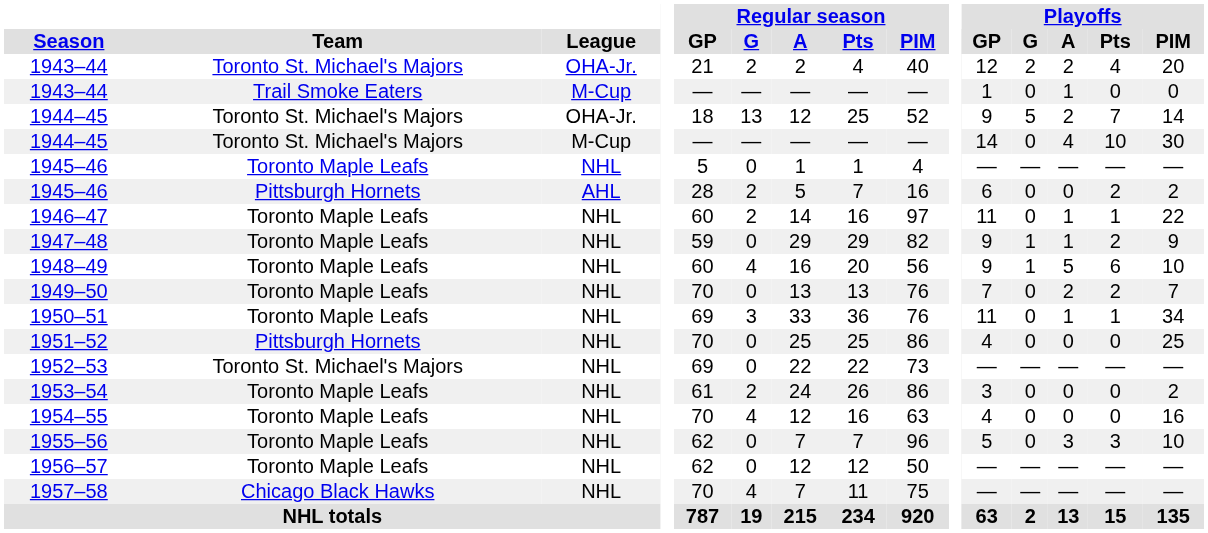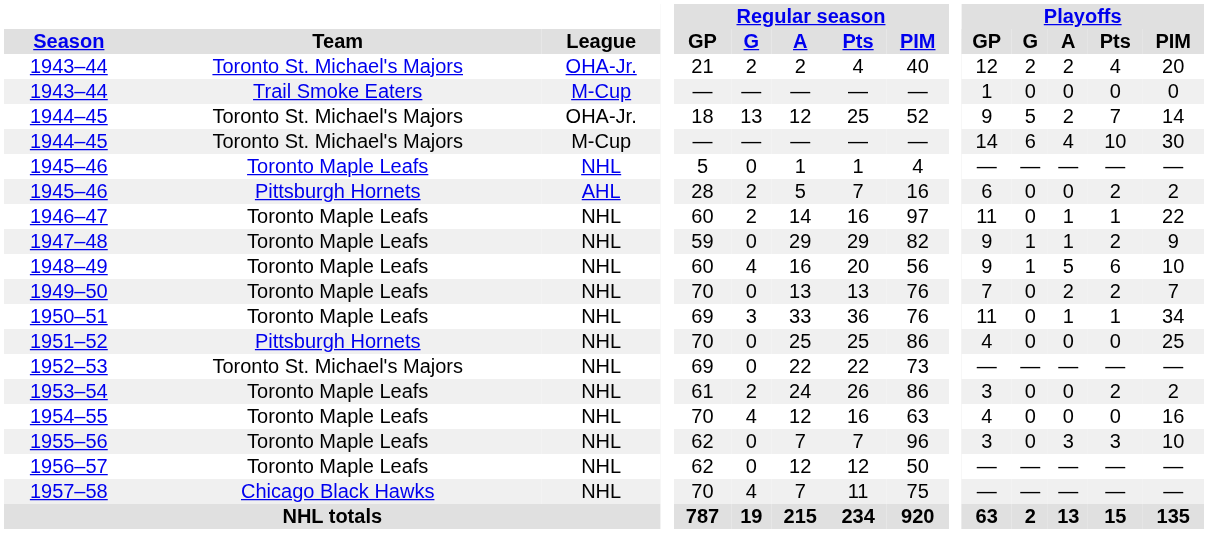(1068, 91) 1 -> (1068, 91) 0
(1030, 141) 0 -> (1030, 141) 6
(1115, 391) 0 -> (1115, 391) 2
(987, 441) 5 -> (987, 441) 3
